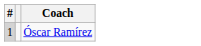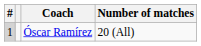+ column: (146, 13)
